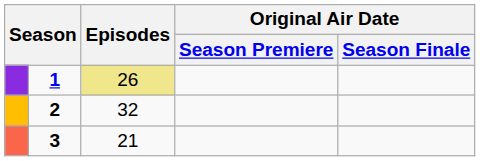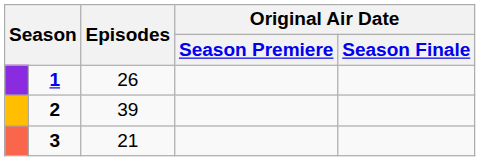(128, 79) khaki background -> (128, 79) no background
(128, 110) 32 -> (128, 110) 39
